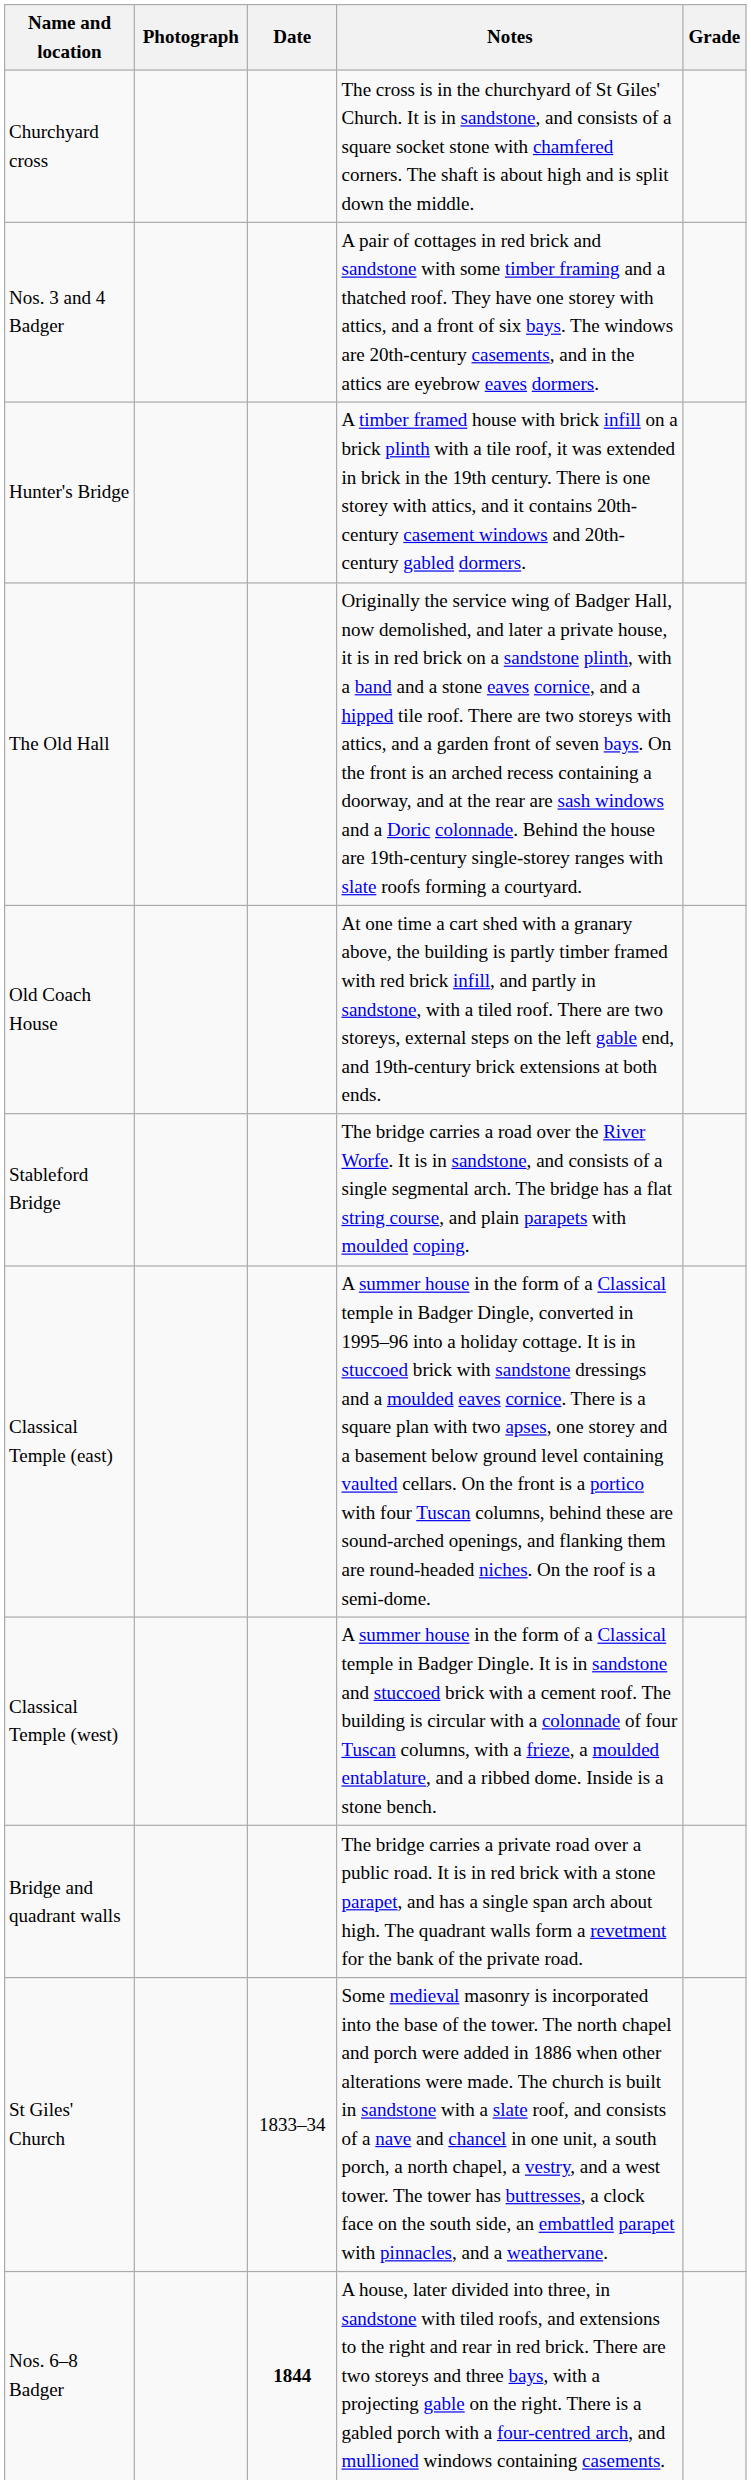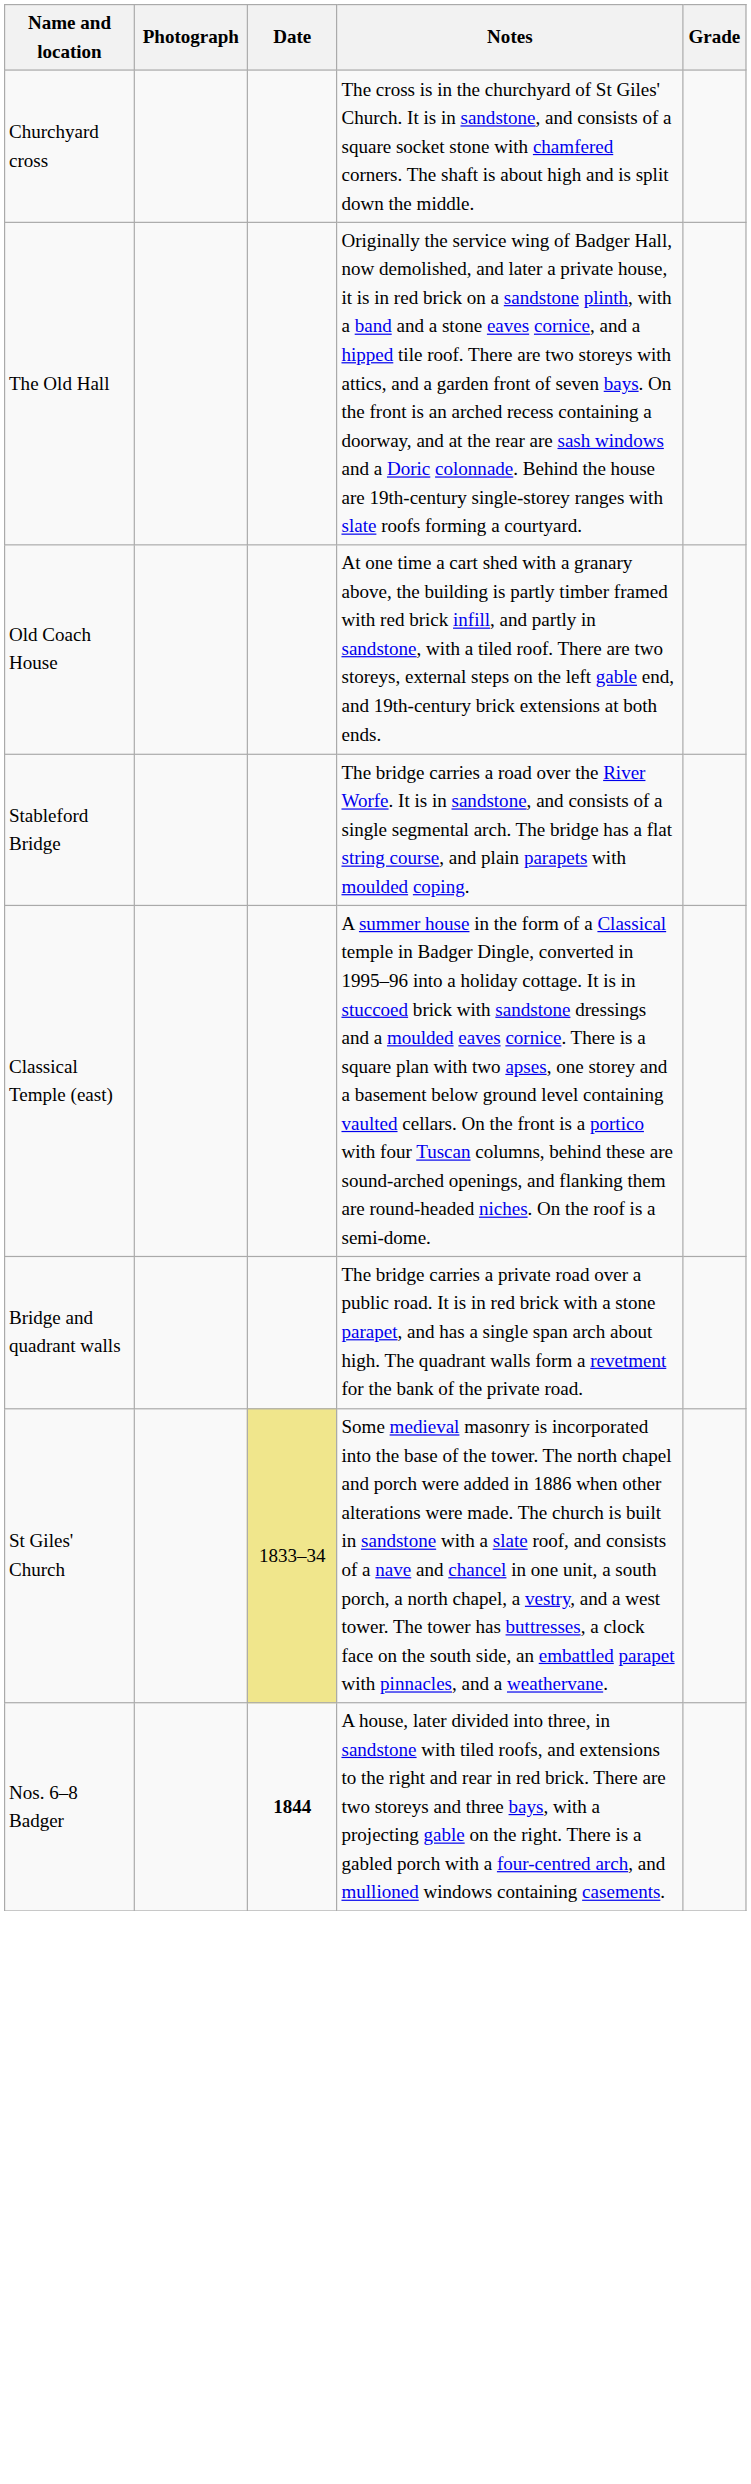- row: (57, 312)
- row: (69, 492)
- row: (64, 1721)
(292, 2124) no background -> (292, 1555) khaki background
